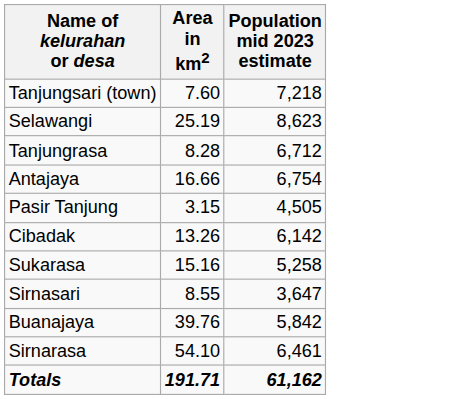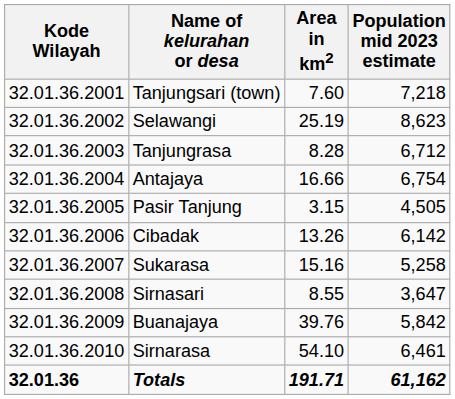+ column: (67, 41)
